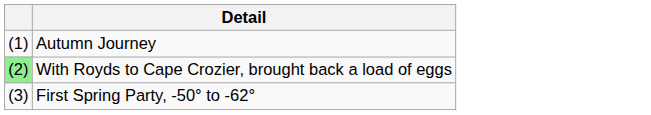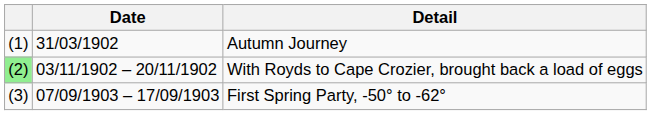+ column: (128, 17)
